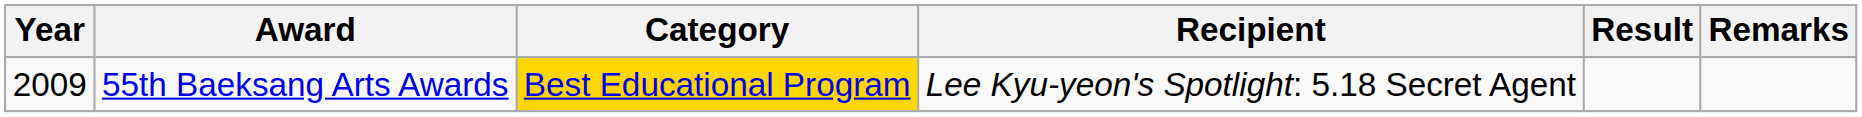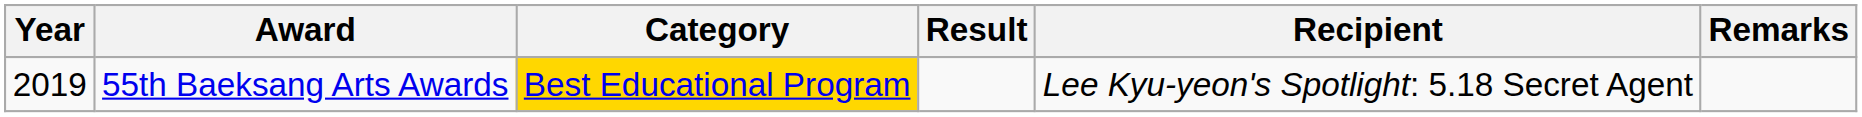columns swapped: (1251, 30) <-> (1642, 30)
(50, 83) 2009 -> (50, 83) 2019
